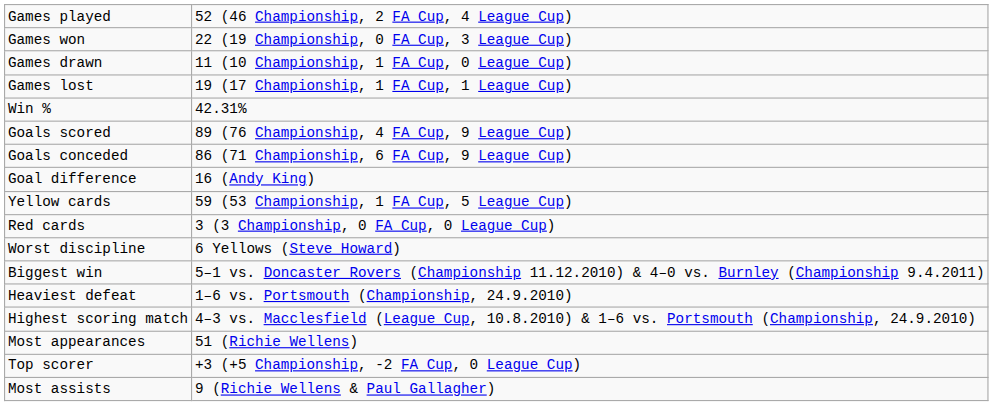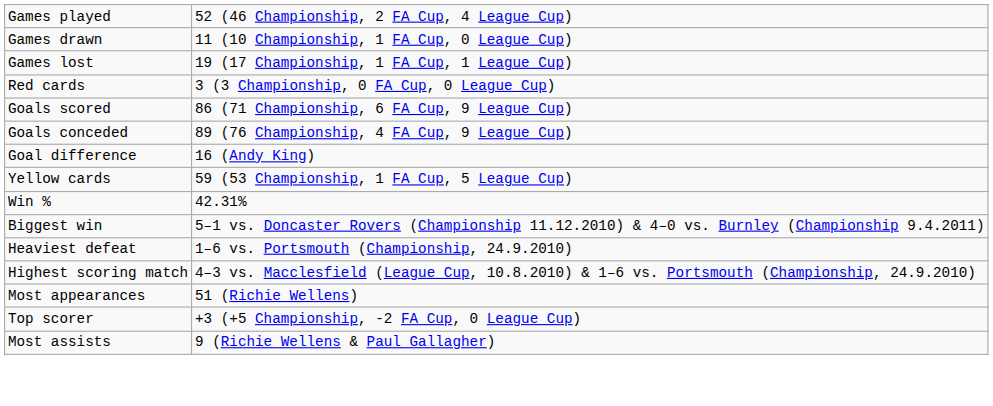- row: (47, 40)
rows swapped: (29, 109) <-> (47, 226)
(384, 133) 89 (76 Championship, 4 FA Cup, 9 League Cup) -> (384, 109) 86 (71 Championship, 6 FA Cup, 9 League Cup)
(384, 156) 86 (71 Championship, 6 FA Cup, 9 League Cup) -> (384, 133) 89 (76 Championship, 4 FA Cup, 9 League Cup)
- row: (77, 249)
